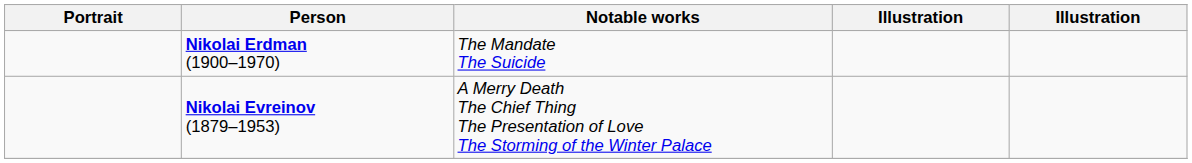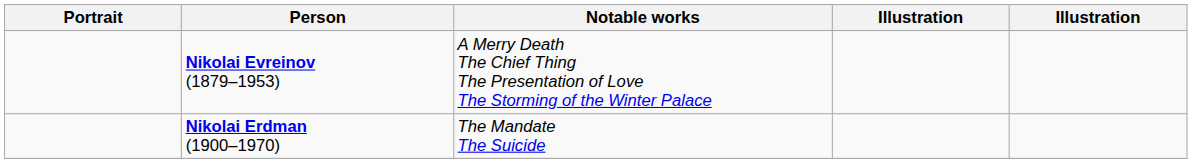rows swapped: (246, 53) <-> (250, 117)
